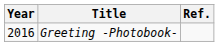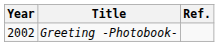(21, 32) 2016 -> (21, 32) 2002
